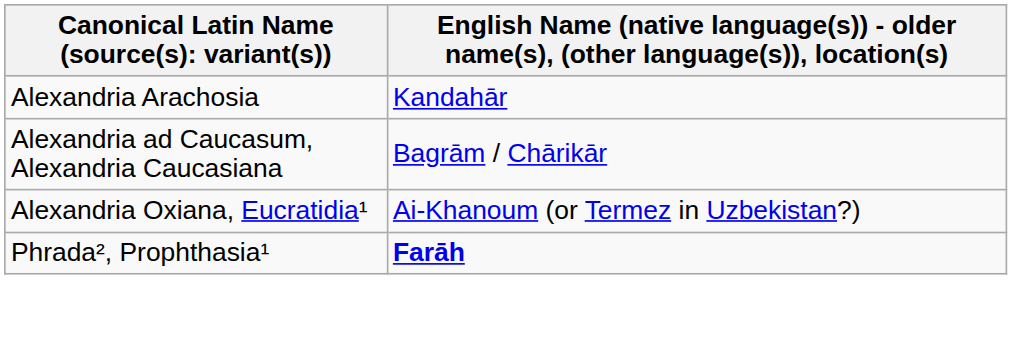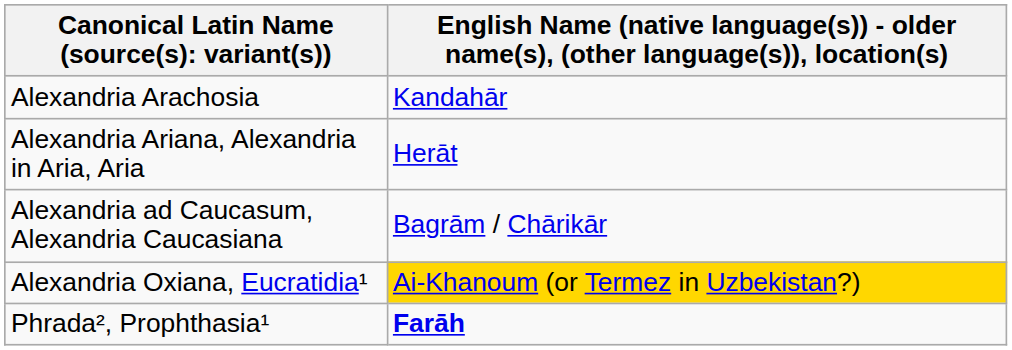+ row: (183, 153)
(627, 210) no background -> (627, 282) gold background
